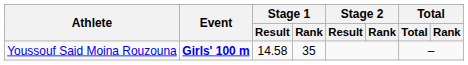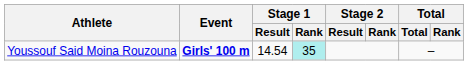(272, 51) 14.58 -> (272, 51) 14.54
(309, 51) no background -> (309, 51) paleturquoise background
